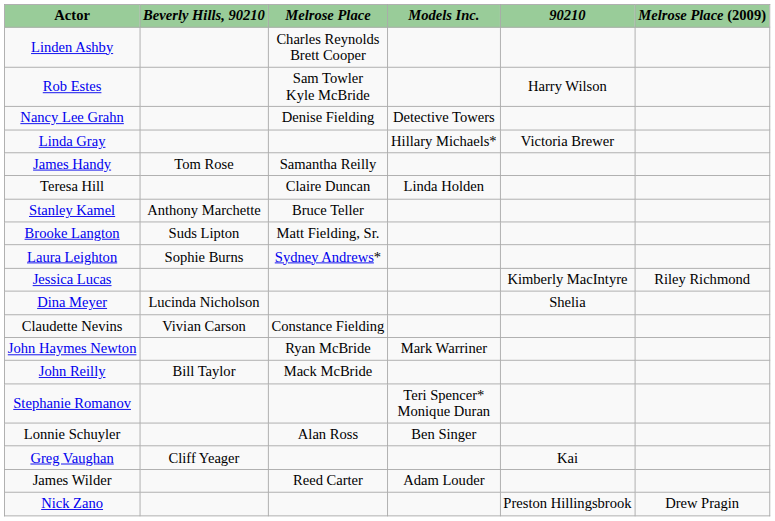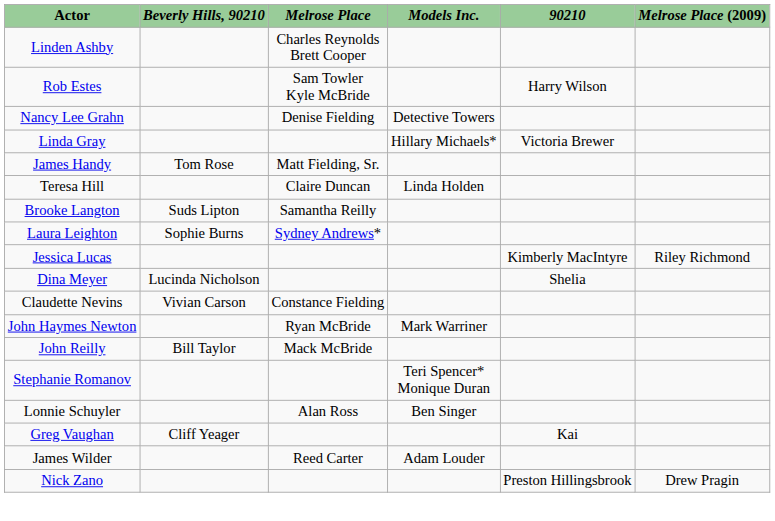(328, 164) Samantha Reilly -> (328, 164) Matt Fielding, Sr.
- row: (72, 210)
(328, 233) Matt Fielding, Sr. -> (328, 210) Samantha Reilly
